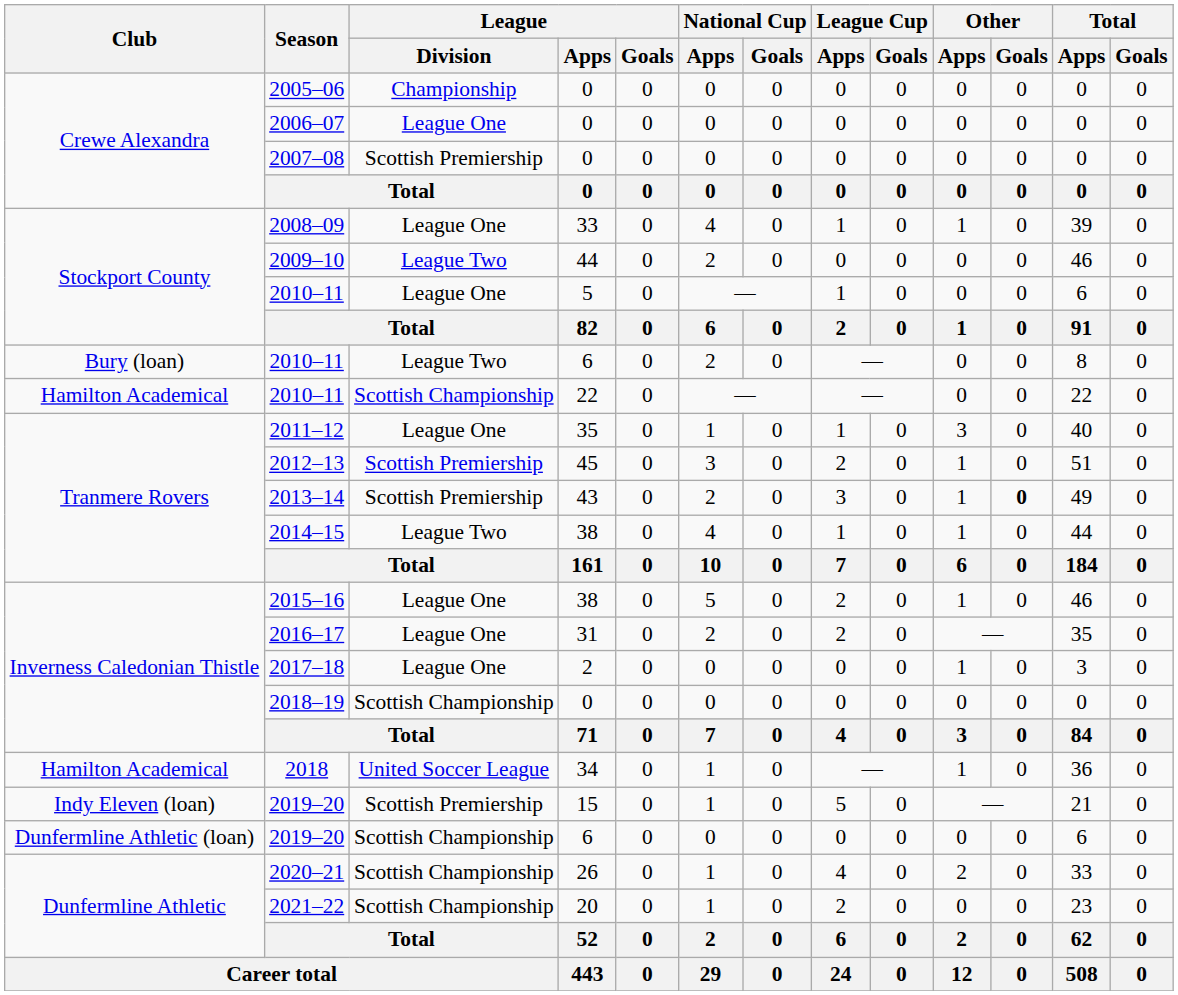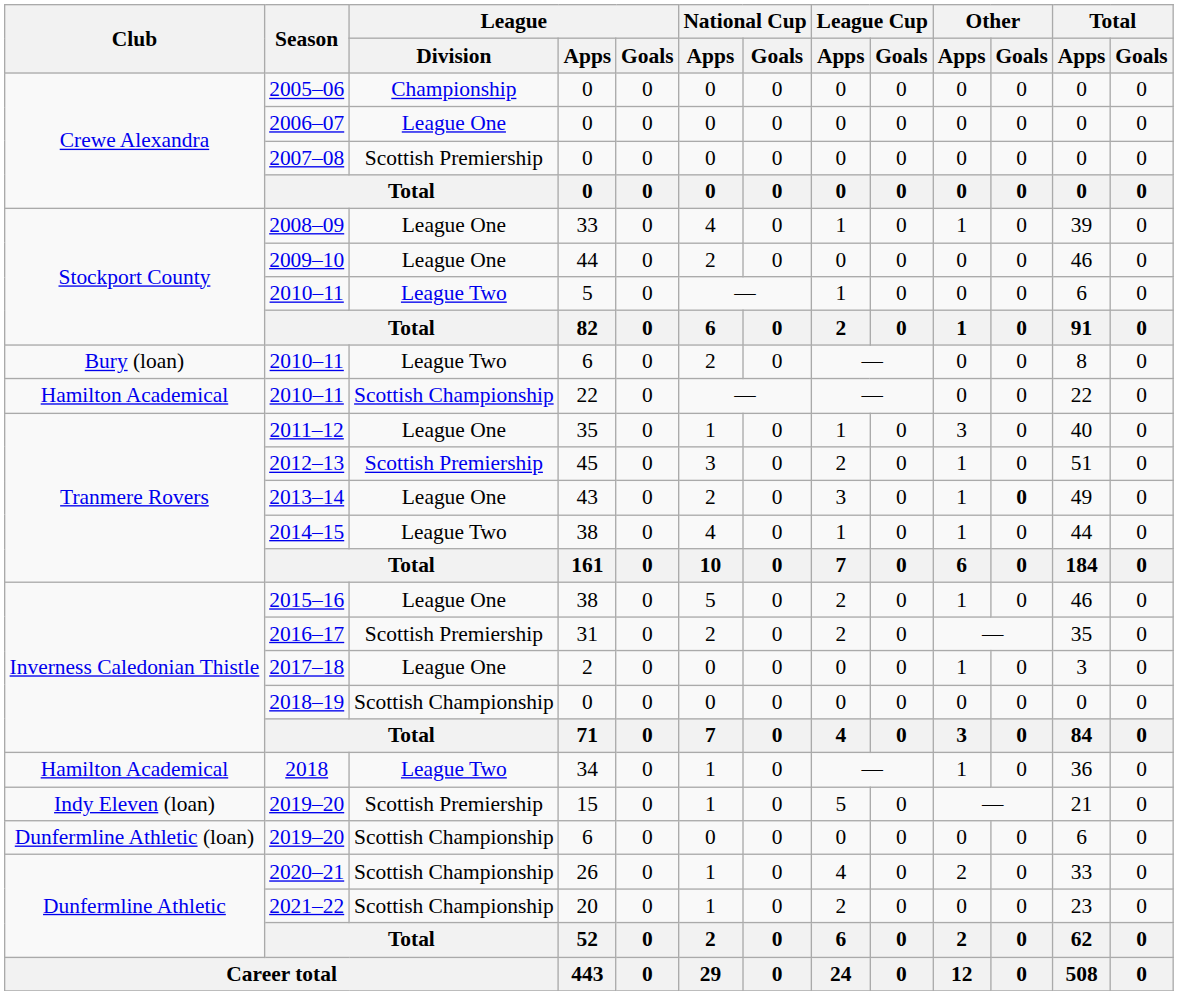(454, 259) League Two -> (454, 259) League One
(454, 293) League One -> (454, 293) League Two
(454, 497) Scottish Premiership -> (454, 497) League One
(454, 633) League One -> (454, 633) Scottish Premiership
(454, 769) United Soccer League -> (454, 769) League Two
